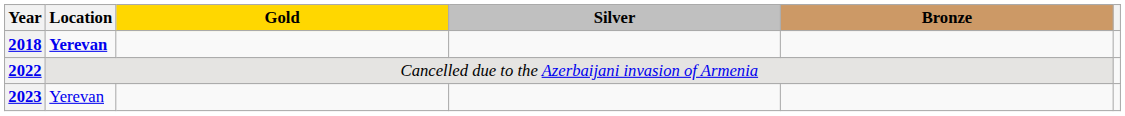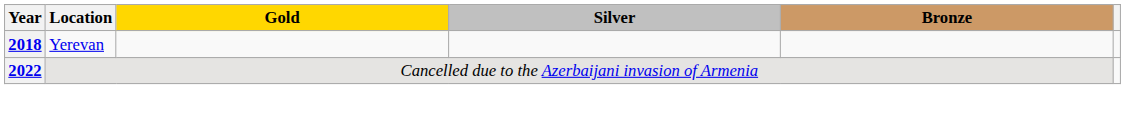(78, 44) bold -> (77, 44) normal
- row: (25, 96)
